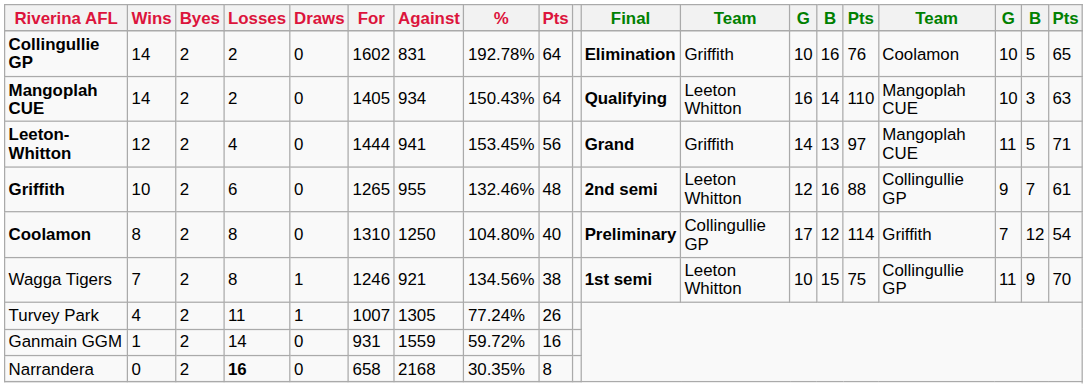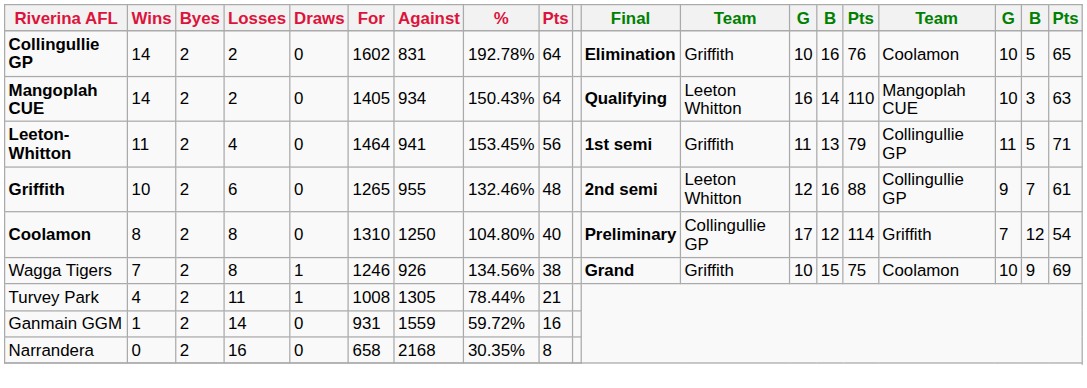(141, 144) 12 -> (140, 144) 11
(371, 144) 1444 -> (371, 144) 1464
(609, 144) Grand -> (618, 144) 1st semi
(803, 144) 14 -> (803, 144) 11
(857, 144) 97 -> (857, 144) 79
(924, 144) Mangoplah CUE -> (923, 144) Collingullie GP
(412, 279) 921 -> (412, 270) 926
(618, 279) 1st semi -> (609, 270) Grand
(713, 279) Leeton Whitton -> (709, 270) Griffith
(923, 279) Collingullie GP -> (921, 270) Coolamon
(1008, 279) 11 -> (1008, 270) 10
(1062, 279) 70 -> (1062, 270) 69
(371, 315) 1007 -> (371, 297) 1008
(496, 315) 77.24% -> (496, 297) 78.44%
(552, 315) 26 -> (552, 297) 21
(237, 368) bold -> (237, 350) normal
